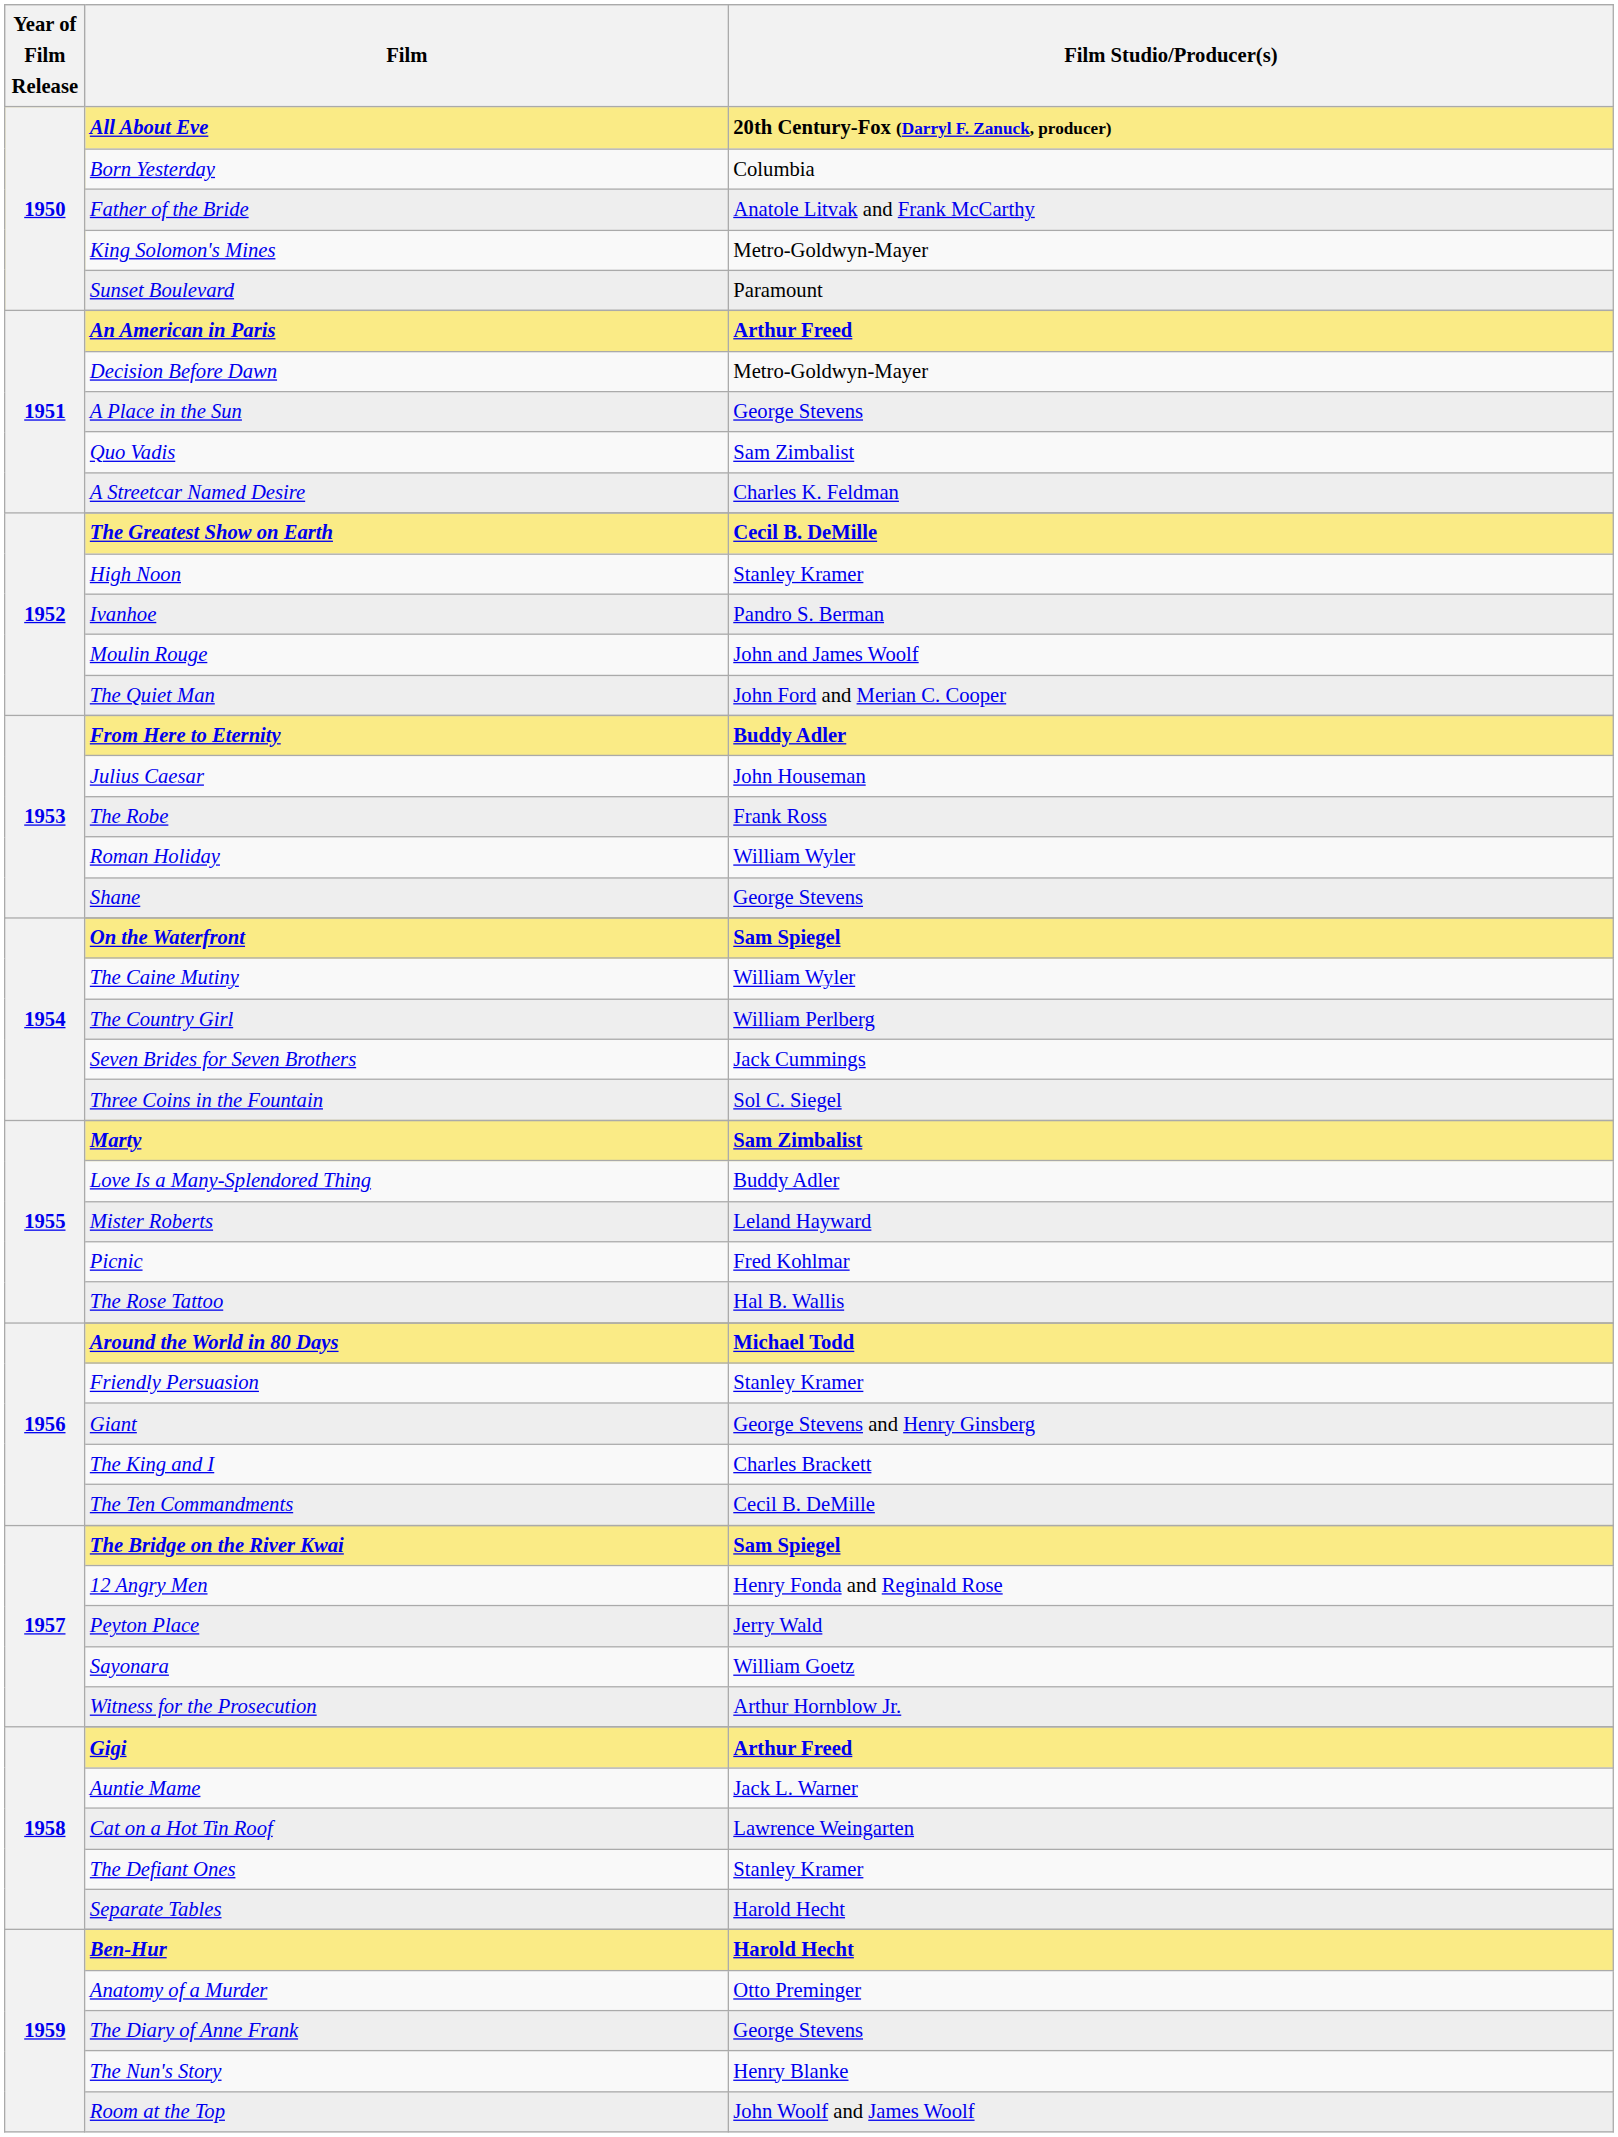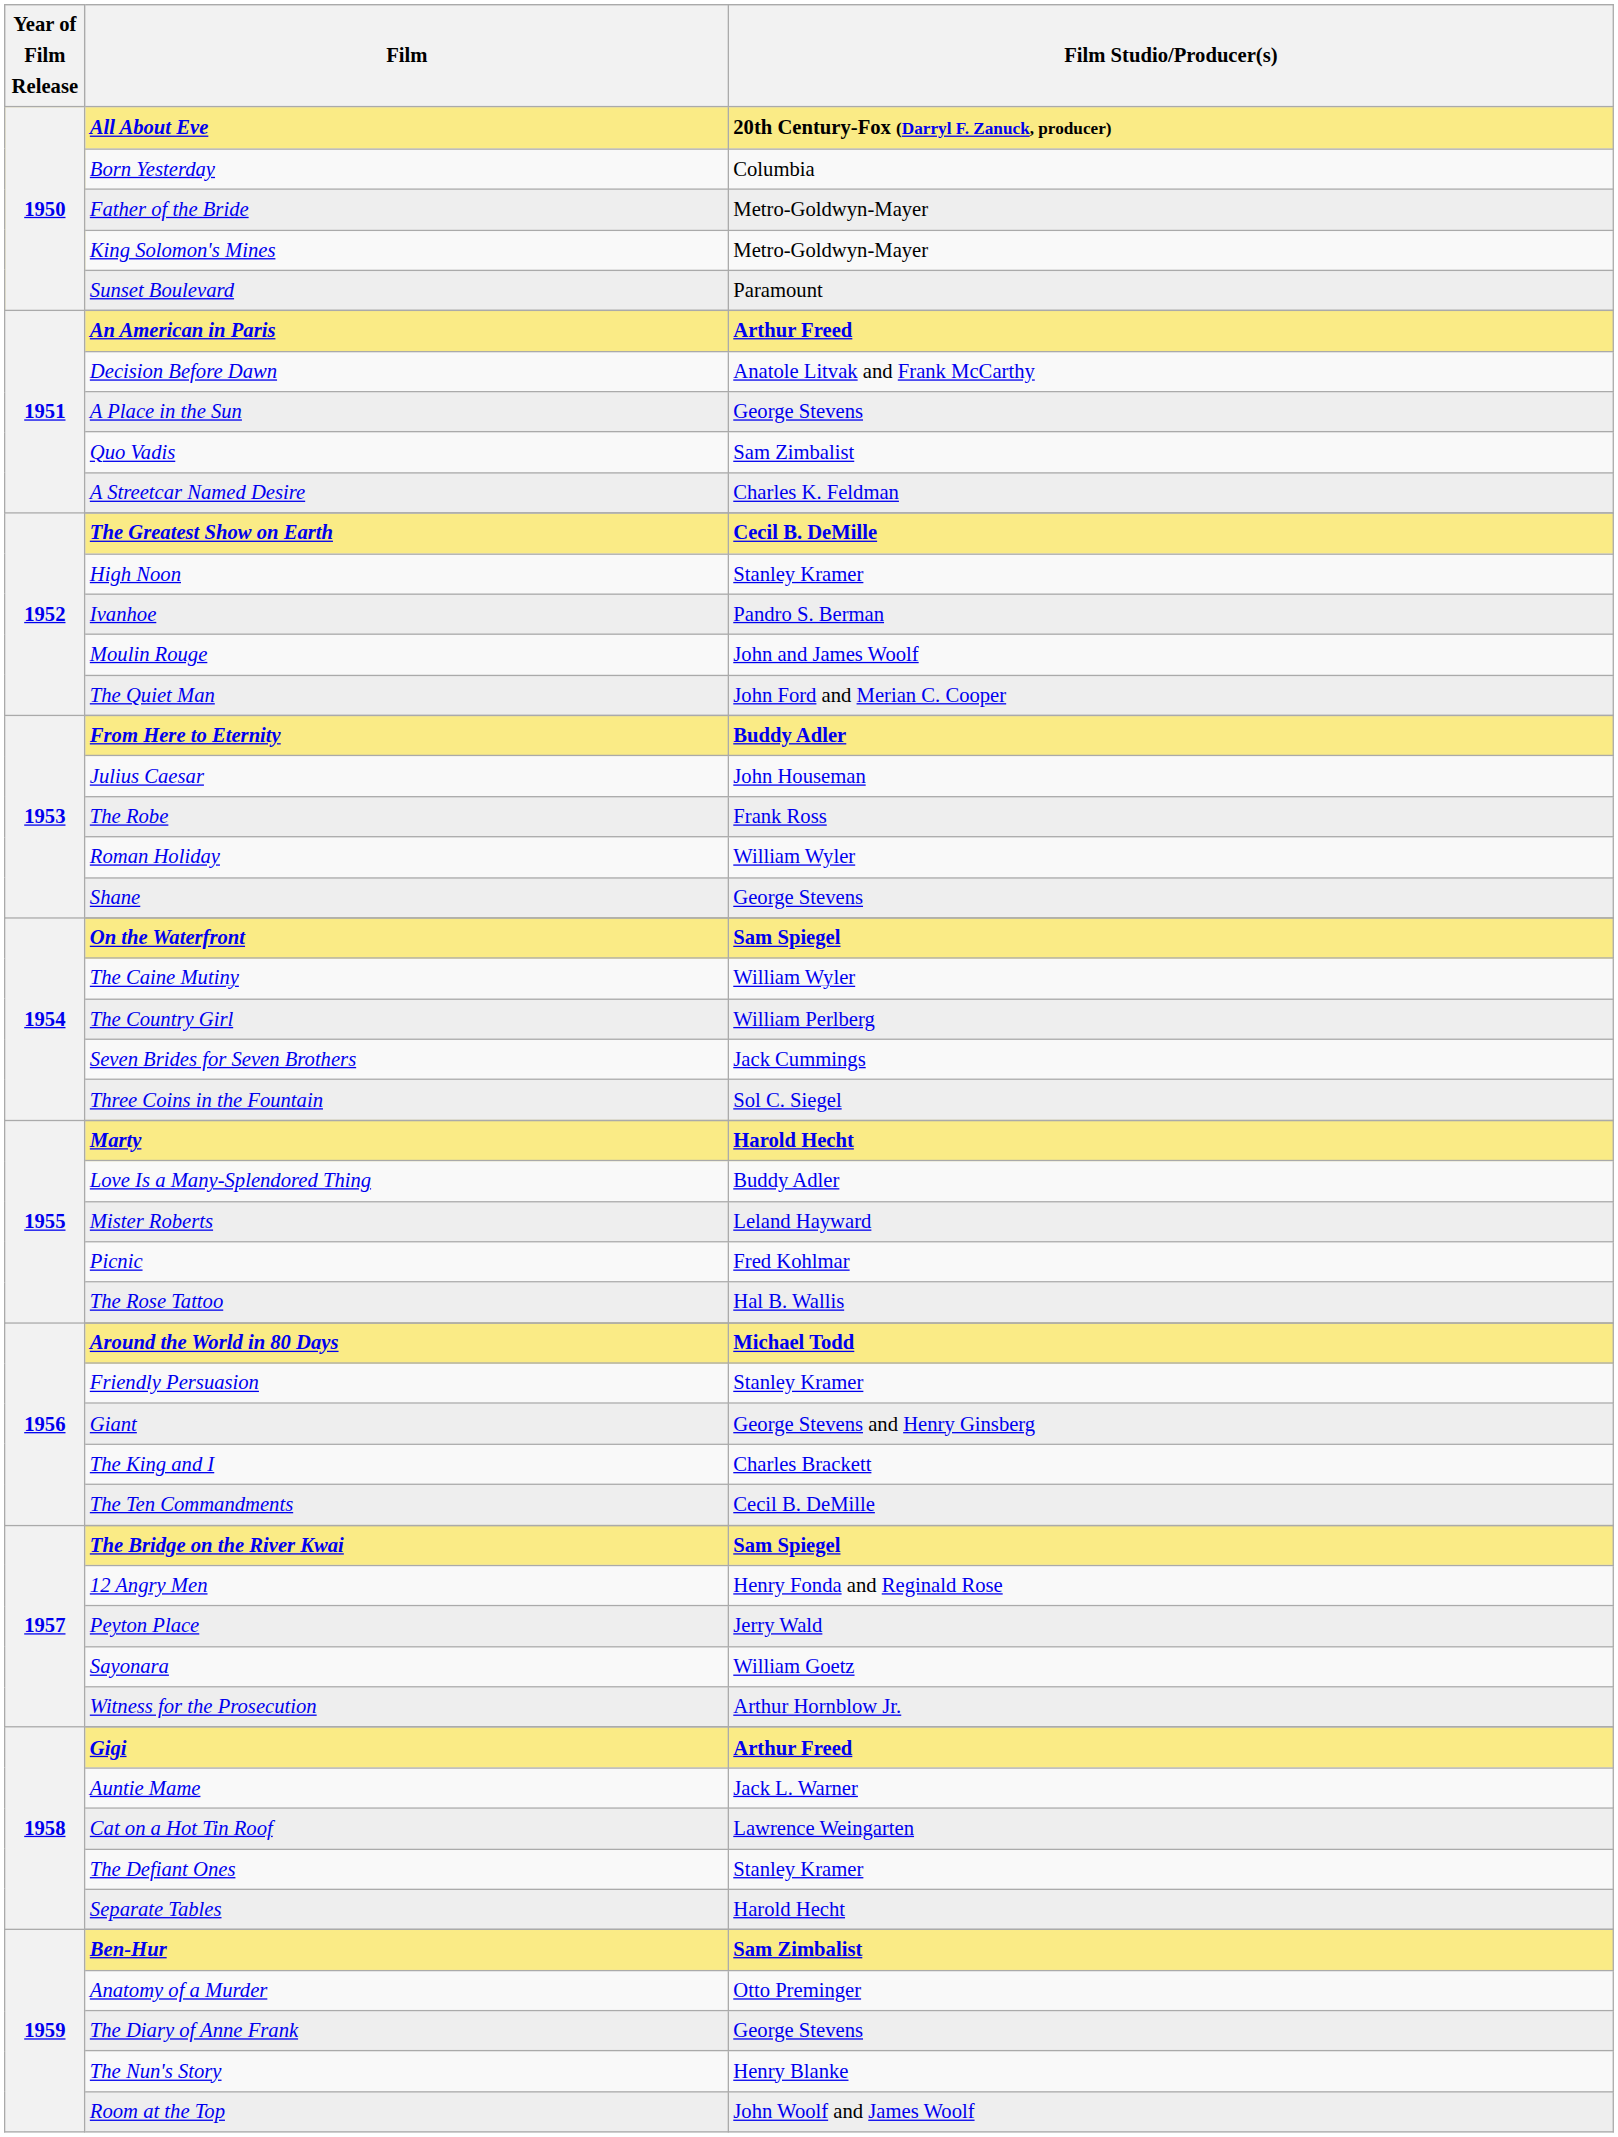(884, 209) Anatole Litvak and Frank McCarthy -> (831, 209) Metro-Goldwyn-Mayer
(831, 371) Metro-Goldwyn-Mayer -> (884, 371) Anatole Litvak and Frank McCarthy
(798, 1140) Sam Zimbalist -> (794, 1140) Harold Hecht
(794, 1949) Harold Hecht -> (798, 1949) Sam Zimbalist
